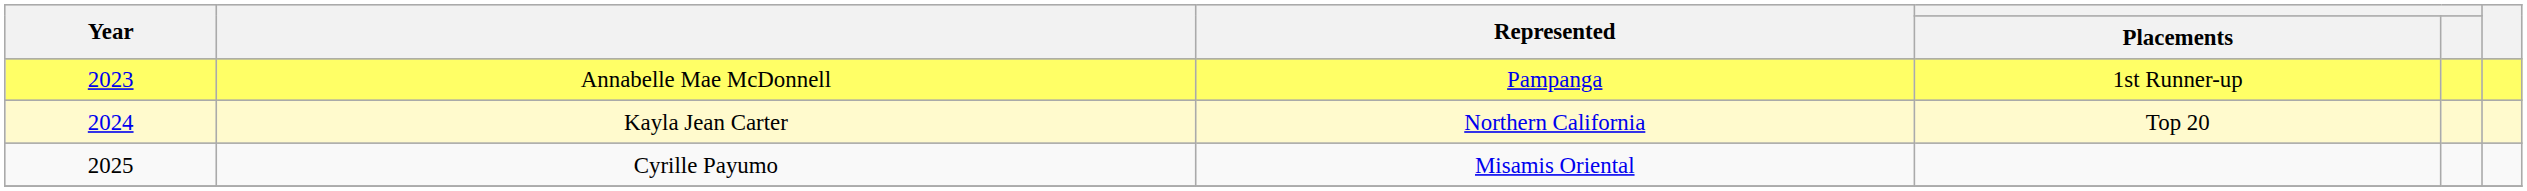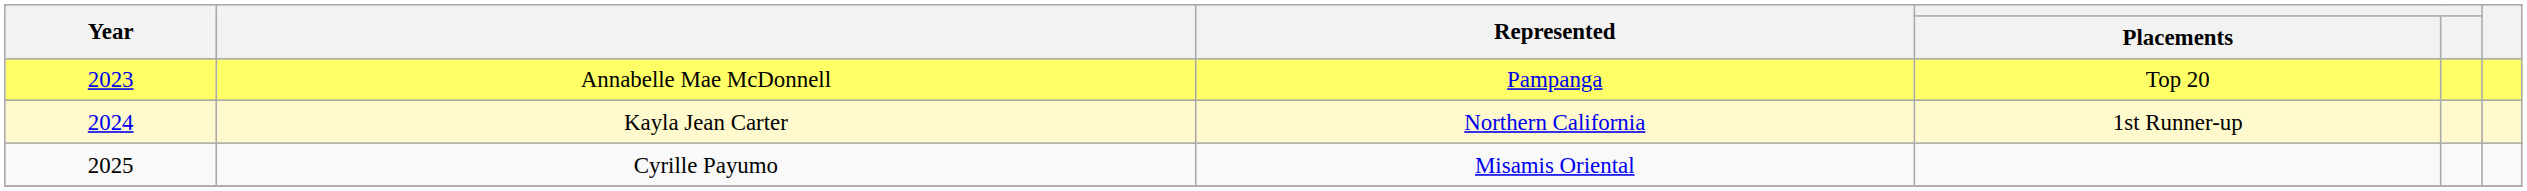(2178, 80) 1st Runner-up -> (2178, 80) Top 20
(2178, 122) Top 20 -> (2178, 122) 1st Runner-up
